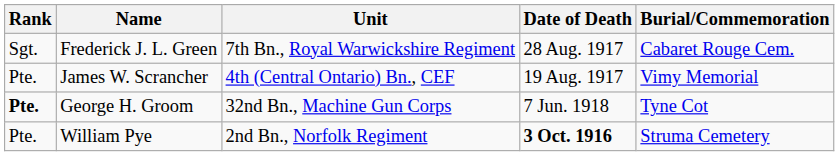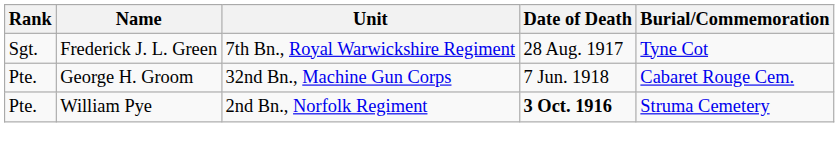(717, 48) Cabaret Rouge Cem. -> (674, 48) Tyne Cot
- row: (134, 77)
(24, 106) bold -> (23, 77) normal
(674, 106) Tyne Cot -> (717, 77) Cabaret Rouge Cem.
